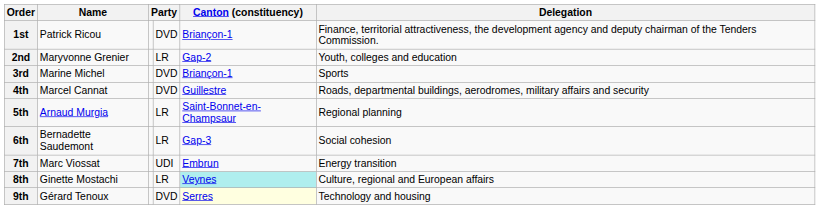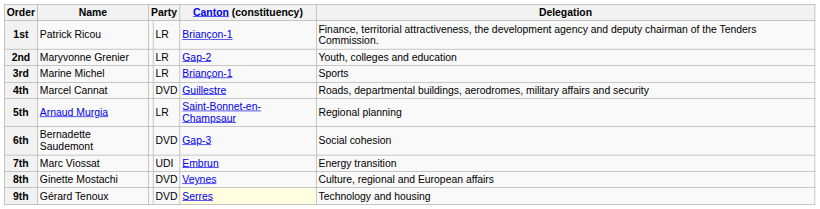(166, 35) DVD -> (162, 35) LR
(166, 73) DVD -> (162, 73) LR
(162, 140) LR -> (166, 140) DVD
(162, 179) LR -> (166, 179) DVD
(199, 179) paleturquoise background -> (199, 179) no background
